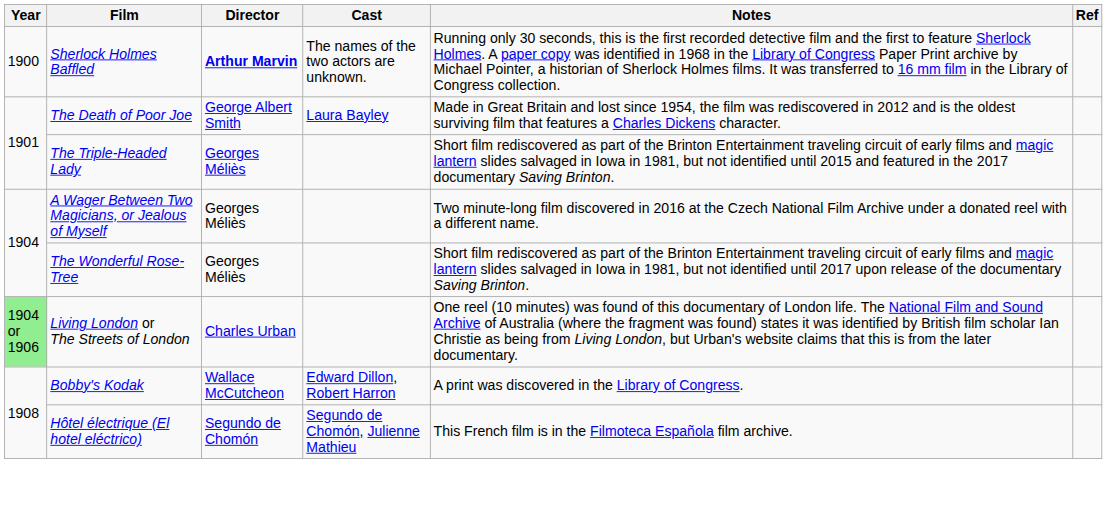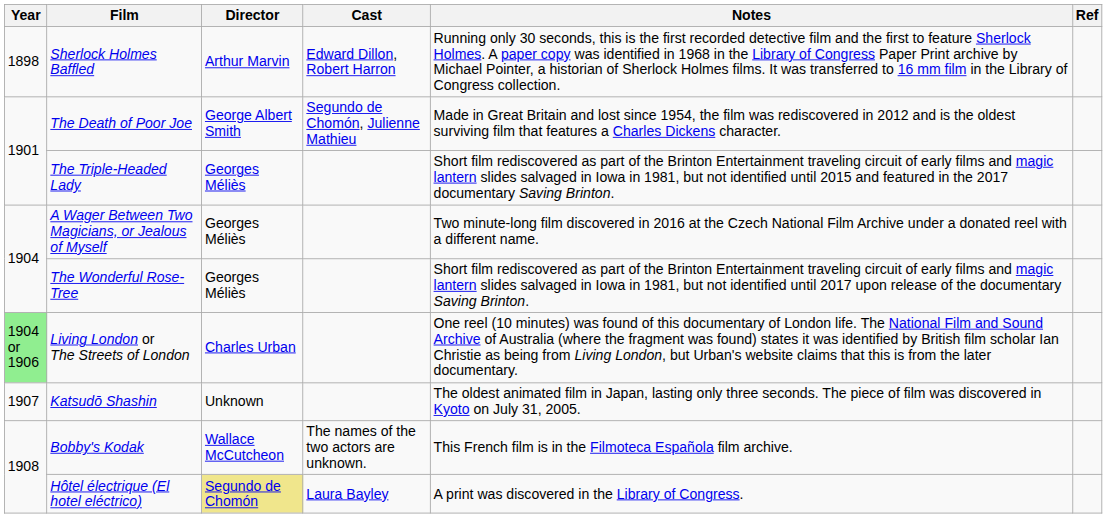(23, 61) 1900 -> (23, 61) 1898
(251, 61) bold -> (247, 61) normal
(361, 61) The names of the two actors are unknown. -> (352, 61) Edward Dillon, Robert Harron
(347, 115) Laura Bayley -> (363, 123) Segundo de Chomón, Julienne Mathieu
+ row: (104, 401)
(352, 385) Edward Dillon, Robert Harron -> (361, 447) The names of the two actors are unknown.
(589, 385) A print was discovered in the Library of Congress. -> (613, 447) This French film is in the Filmoteca Española film archive.
(243, 431) no background -> (243, 493) khaki background
(363, 431) Segundo de Chomón, Julienne Mathieu -> (347, 493) Laura Bayley
(613, 431) This French film is in the Filmoteca Española film archive. -> (589, 493) A print was discovered in the Library of Congress.
